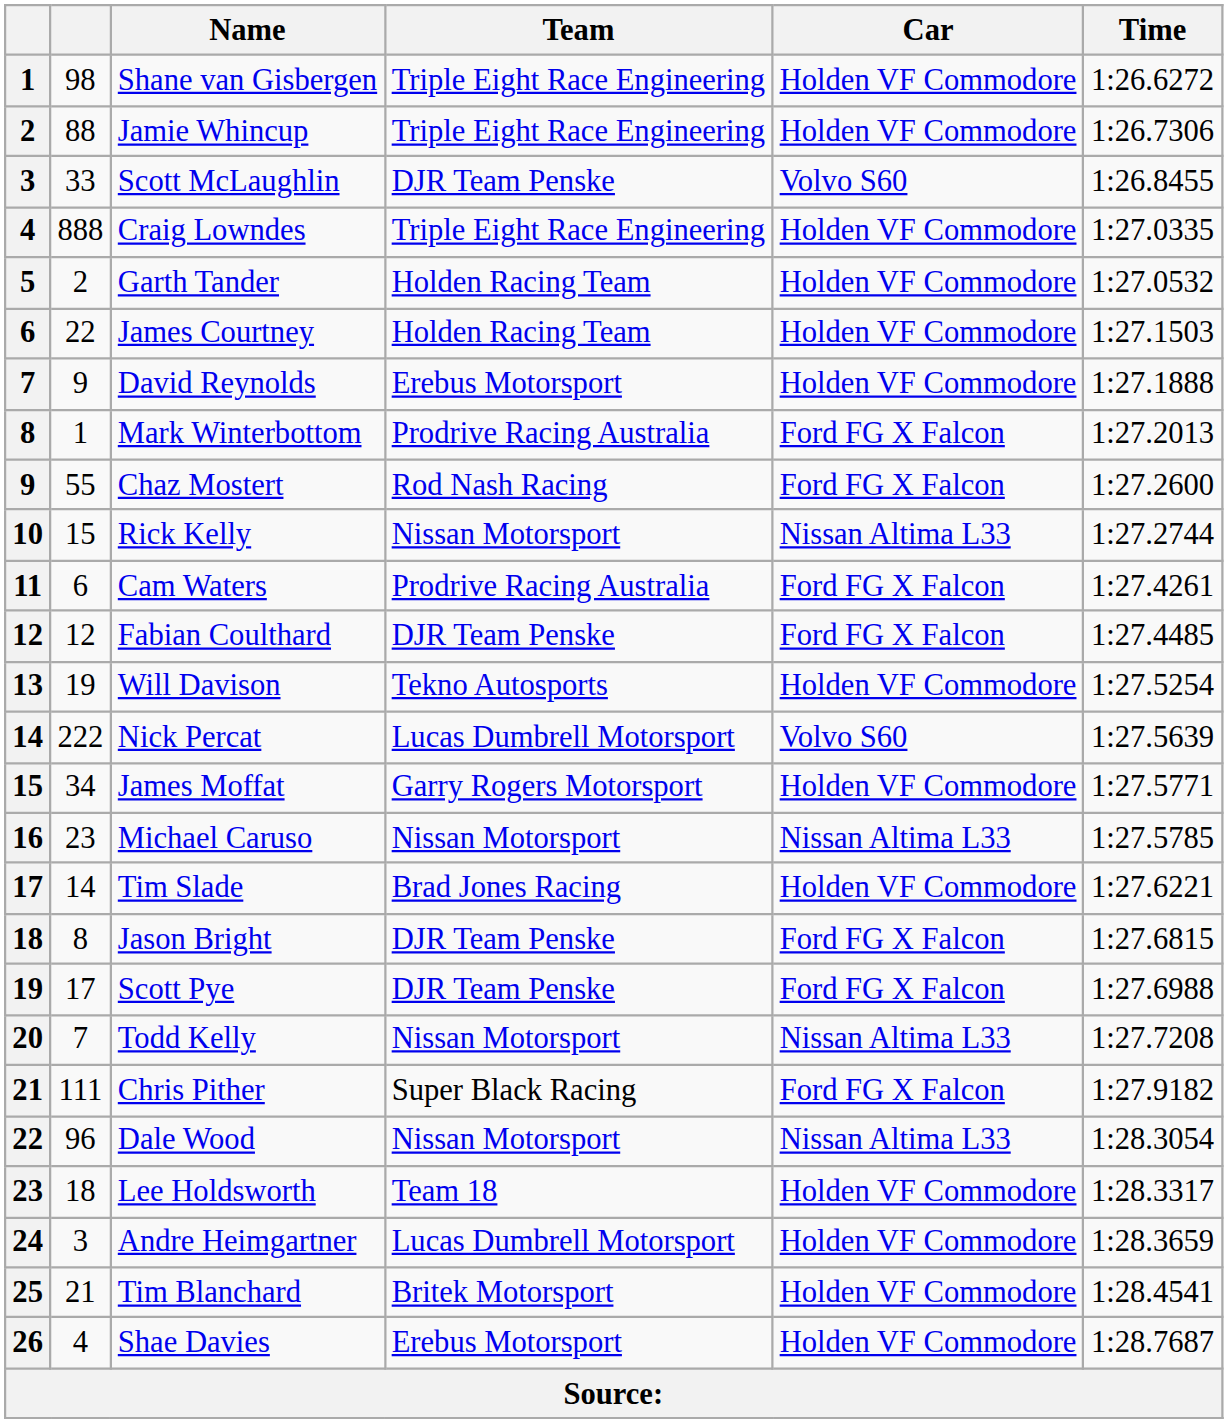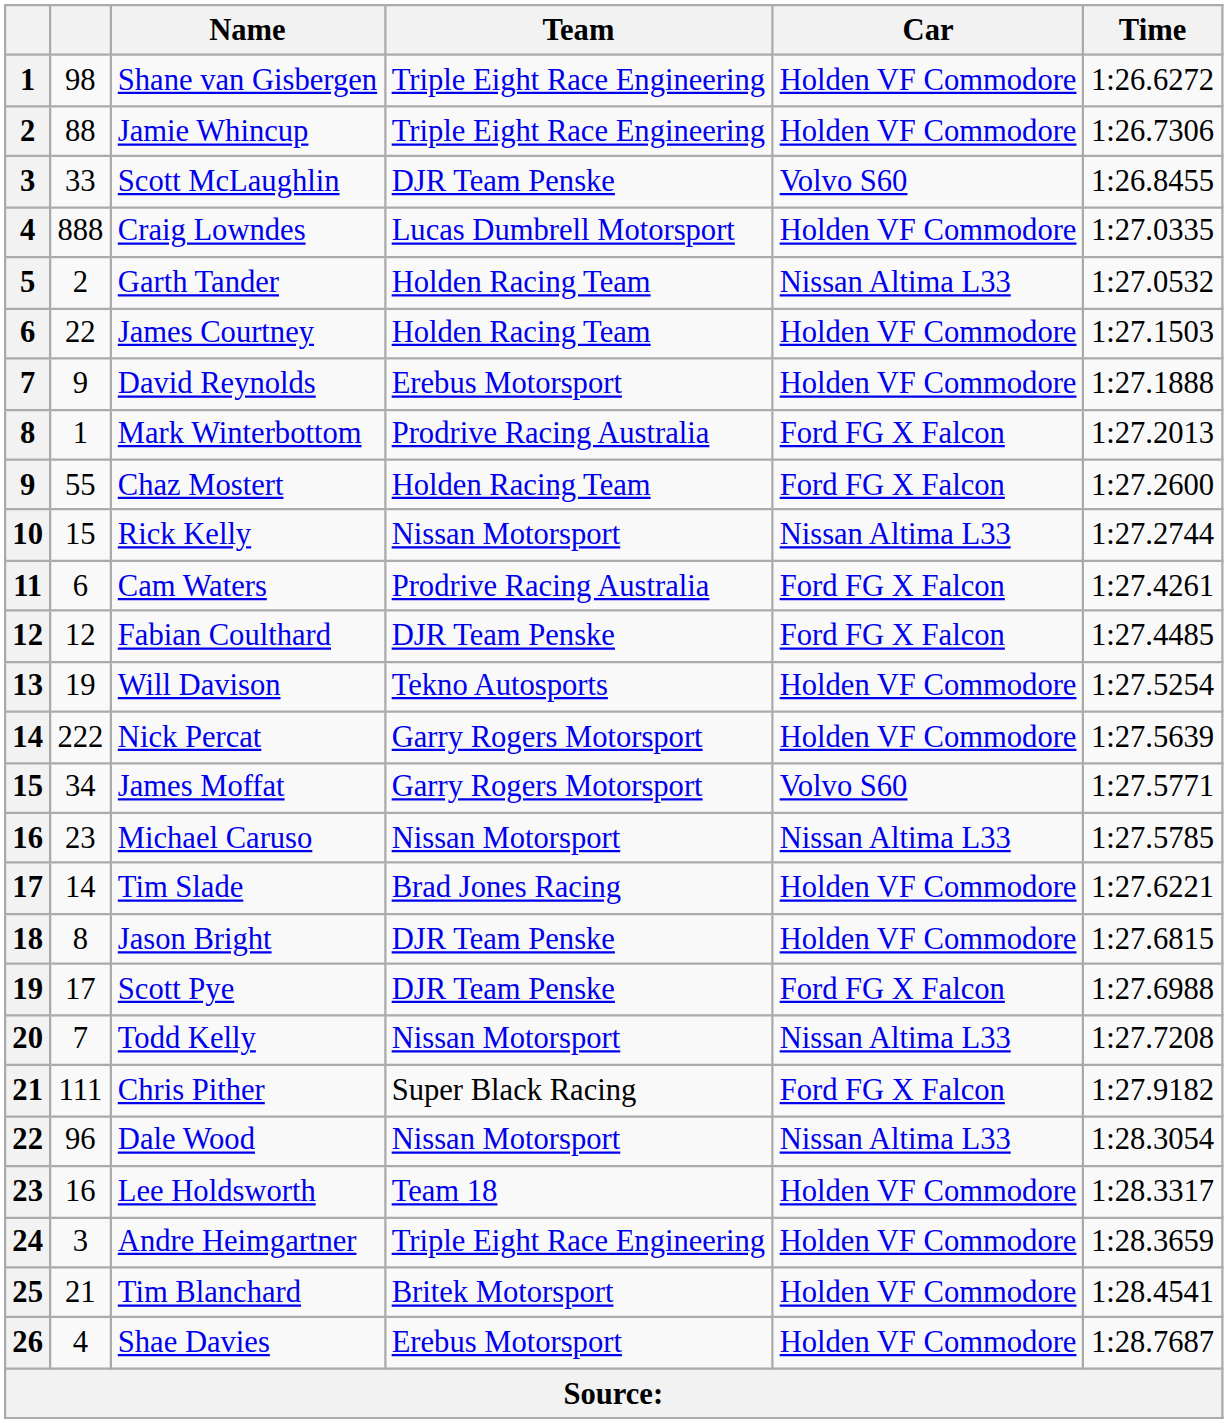(578, 231) Triple Eight Race Engineering -> (563, 231) Lucas Dumbrell Motorsport
(928, 281) Holden VF Commodore -> (895, 281) Nissan Altima L33
(500, 483) Rod Nash Racing -> (521, 483) Holden Racing Team
(563, 736) Lucas Dumbrell Motorsport -> (547, 736) Garry Rogers Motorsport
(844, 736) Volvo S60 -> (928, 736) Holden VF Commodore
(928, 786) Holden VF Commodore -> (844, 786) Volvo S60
(892, 938) Ford FG X Falcon -> (928, 938) Holden VF Commodore
(80, 1190) 18 -> (80, 1190) 16
(563, 1240) Lucas Dumbrell Motorsport -> (578, 1240) Triple Eight Race Engineering
